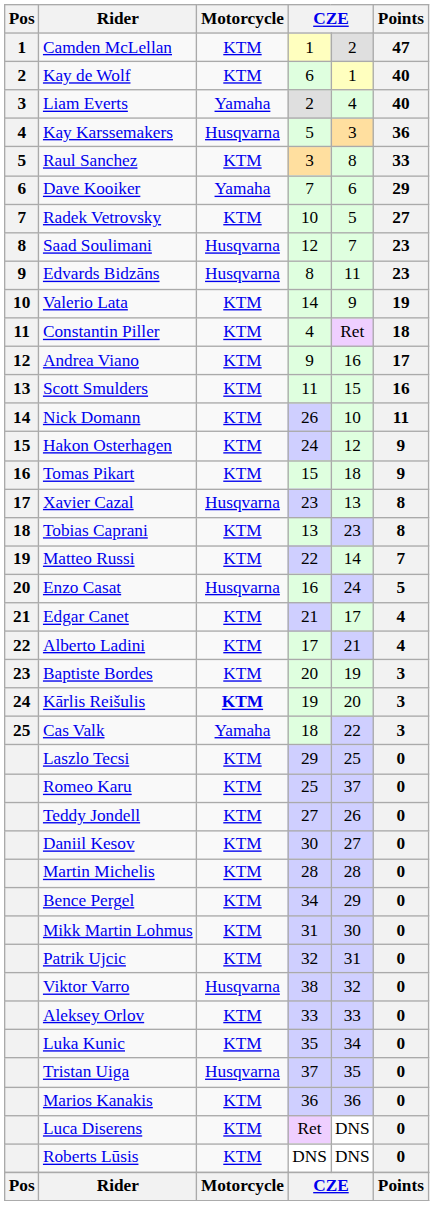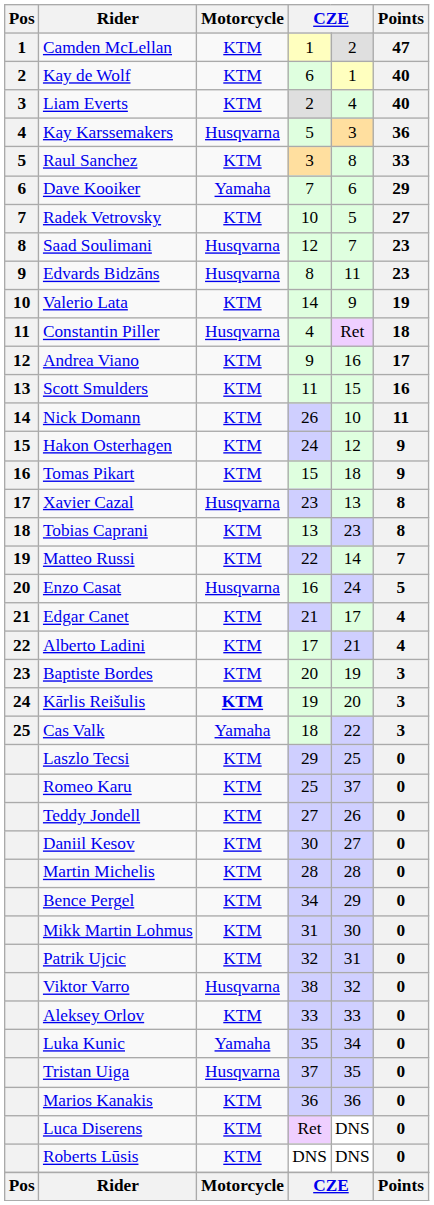(242, 103) Yamaha -> (242, 103) KTM
(242, 331) KTM -> (242, 331) Husqvarna
(242, 1043) KTM -> (242, 1043) Yamaha
